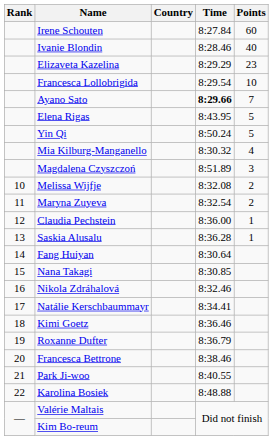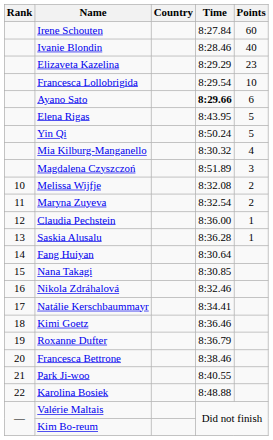(251, 99) 7 -> (251, 99) 6
